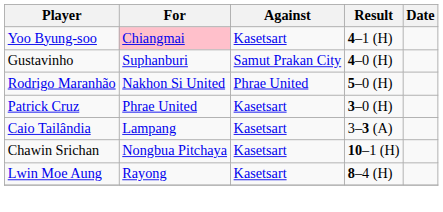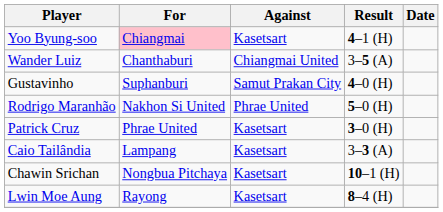+ row: (45, 60)
